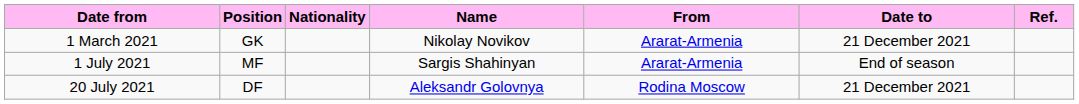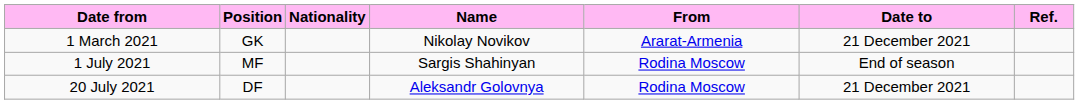(692, 64) Ararat-Armenia -> (692, 64) Rodina Moscow
